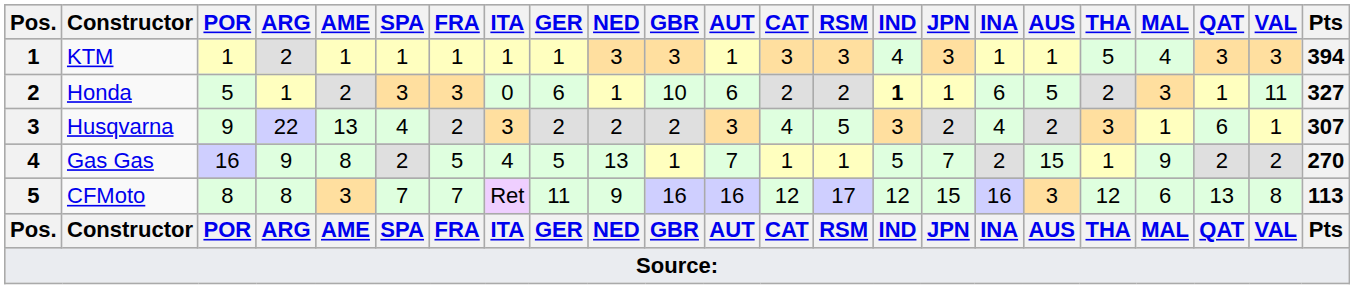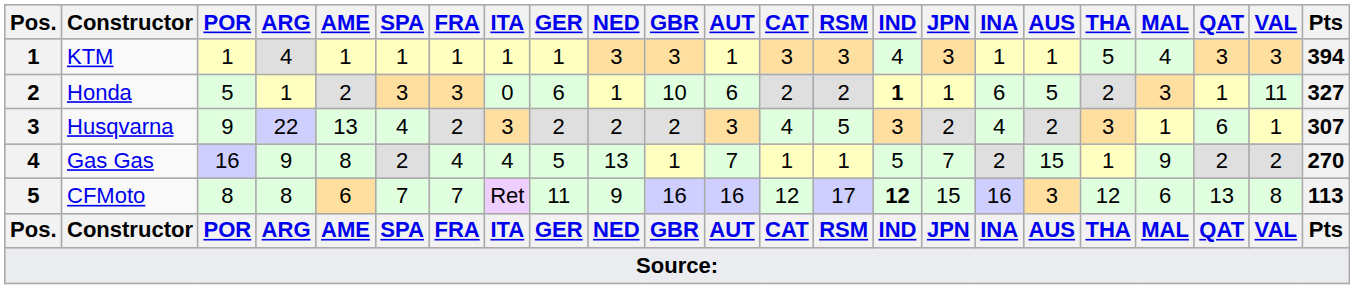(286, 56) 2 -> (286, 56) 4
(457, 161) 5 -> (457, 161) 4
(345, 195) 3 -> (345, 195) 6
(897, 195) normal -> (897, 195) bold
